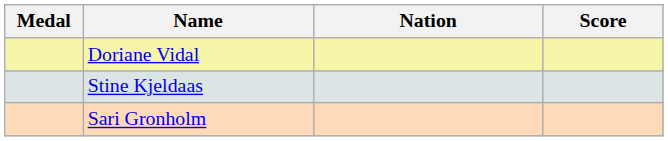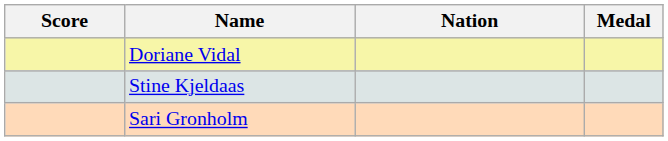columns swapped: (44, 21) <-> (603, 21)
